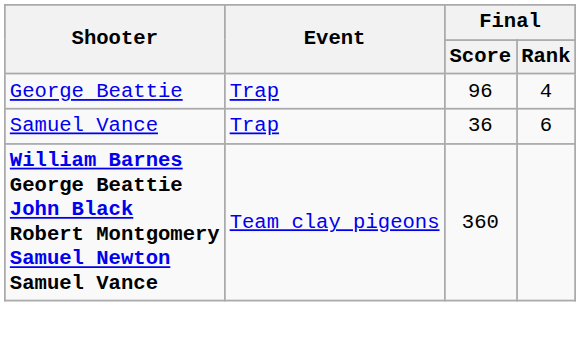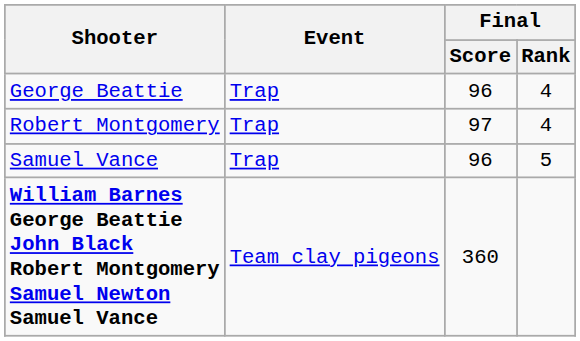+ row: (115, 126)
(480, 126) 36 -> (480, 160) 96
(546, 126) 6 -> (546, 160) 5
